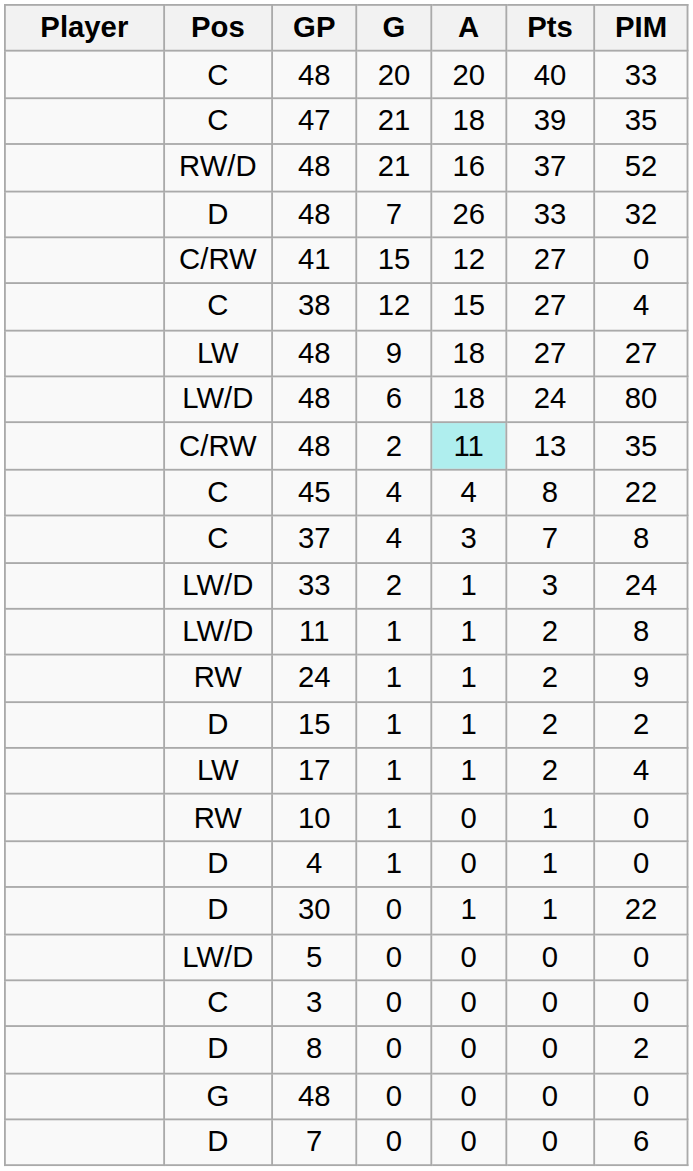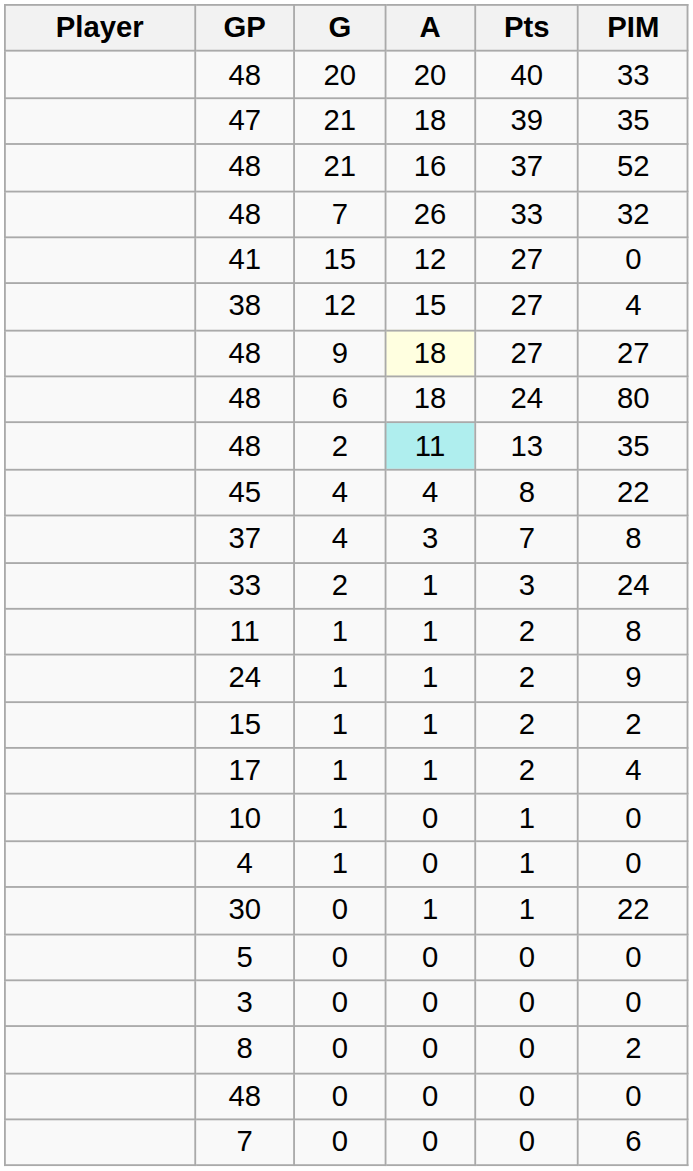- column: (218, 27)
(469, 352) no background -> (430, 352) lightyellow background
